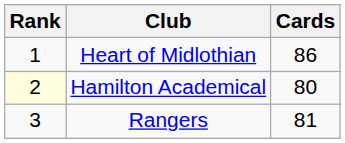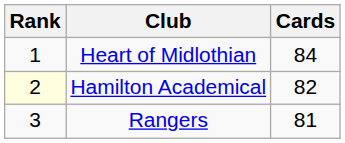(305, 54) 86 -> (305, 54) 84
(305, 87) 80 -> (305, 87) 82
